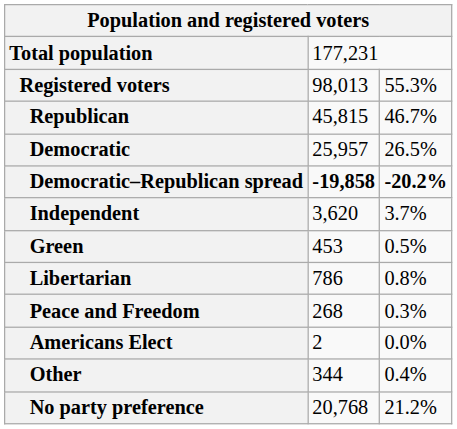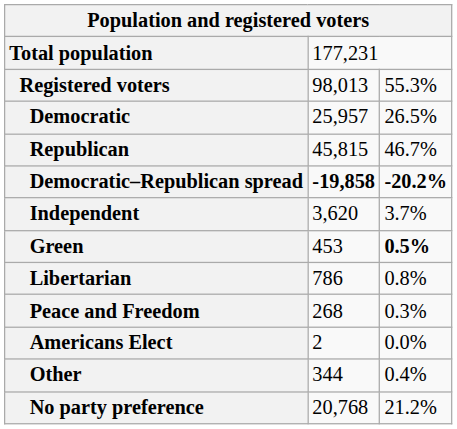rows swapped: (70, 149) <-> (69, 117)
(406, 246) normal -> (407, 246) bold
